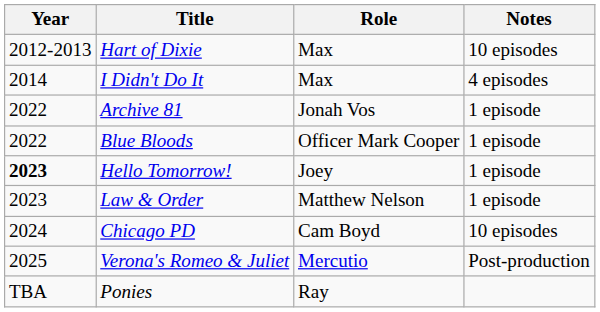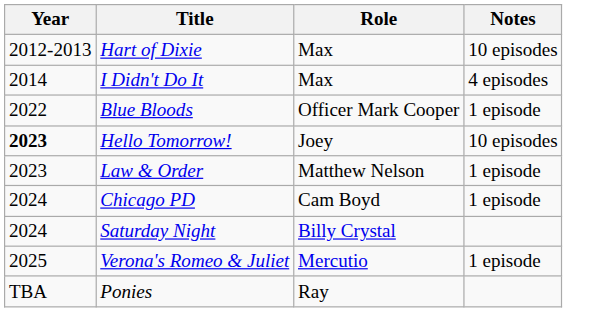- row: (141, 110)
(504, 170) 1 episode -> (513, 140) 10 episodes
(513, 230) 10 episodes -> (504, 200) 1 episode
+ row: (158, 230)
(529, 261) Post-production -> (504, 261) 1 episode
